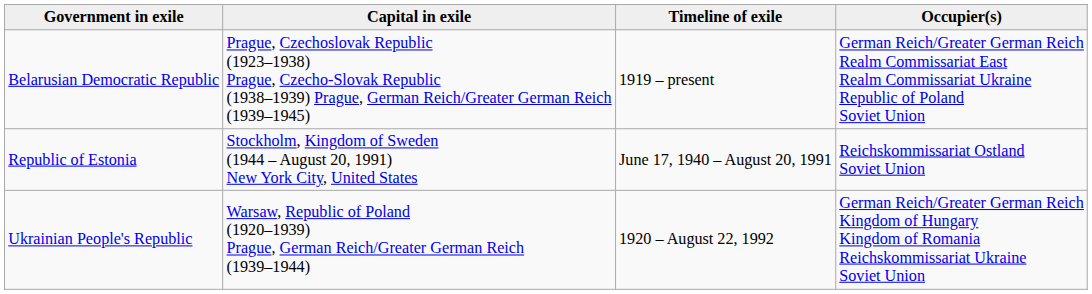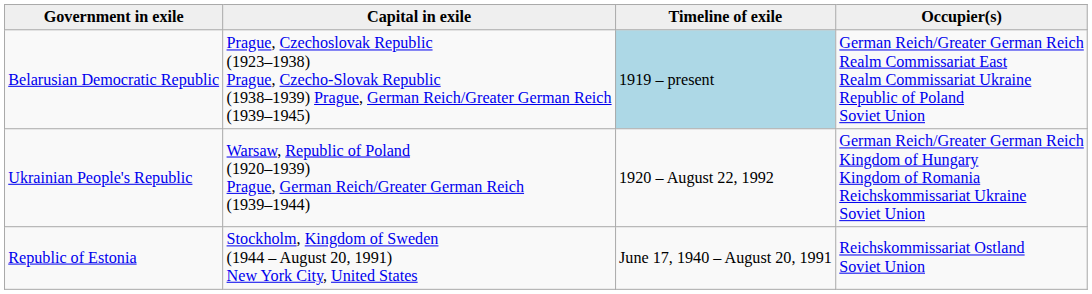(667, 79) no background -> (667, 79) lightblue background
rows swapped: (72, 159) <-> (100, 239)
